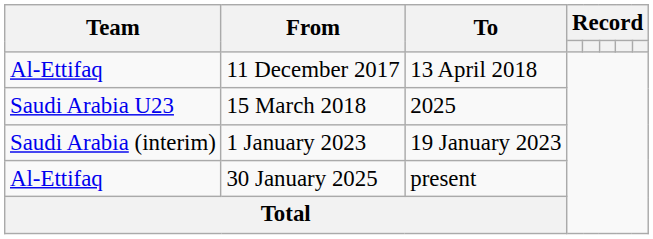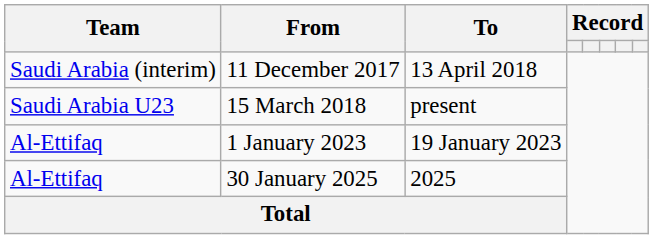(56, 69) Al-Ettifaq -> (113, 69) Saudi Arabia (interim)
(433, 105) 2025 -> (443, 105) present
(113, 142) Saudi Arabia (interim) -> (56, 142) Al-Ettifaq
(443, 178) present -> (433, 178) 2025
